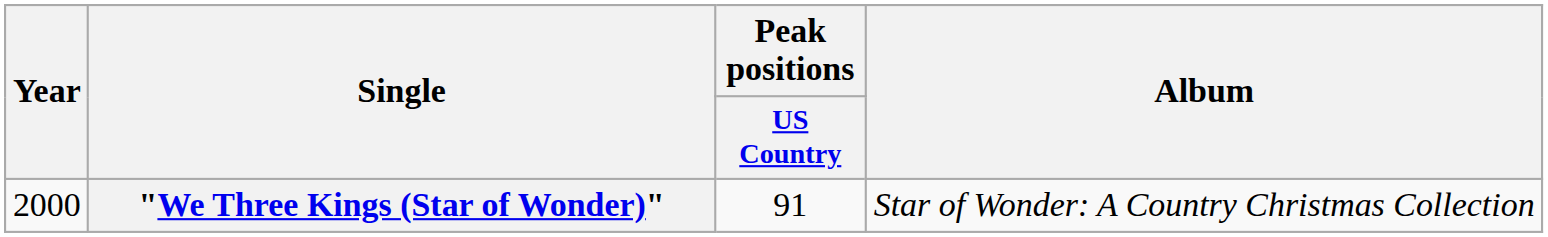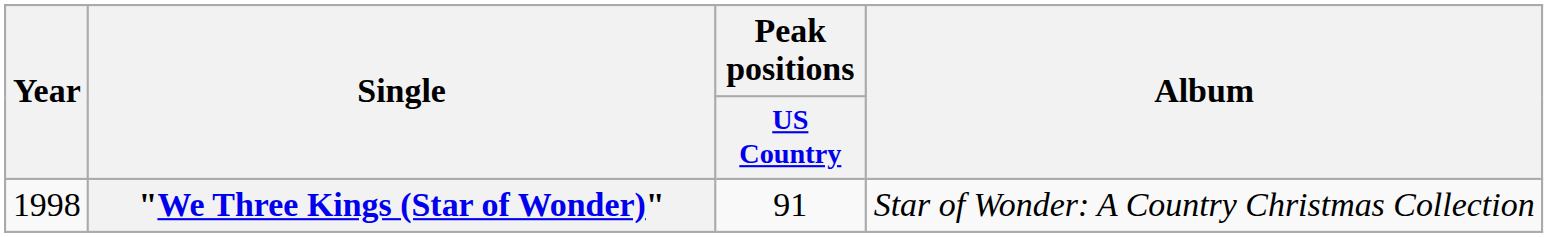(47, 204) 2000 -> (47, 204) 1998
